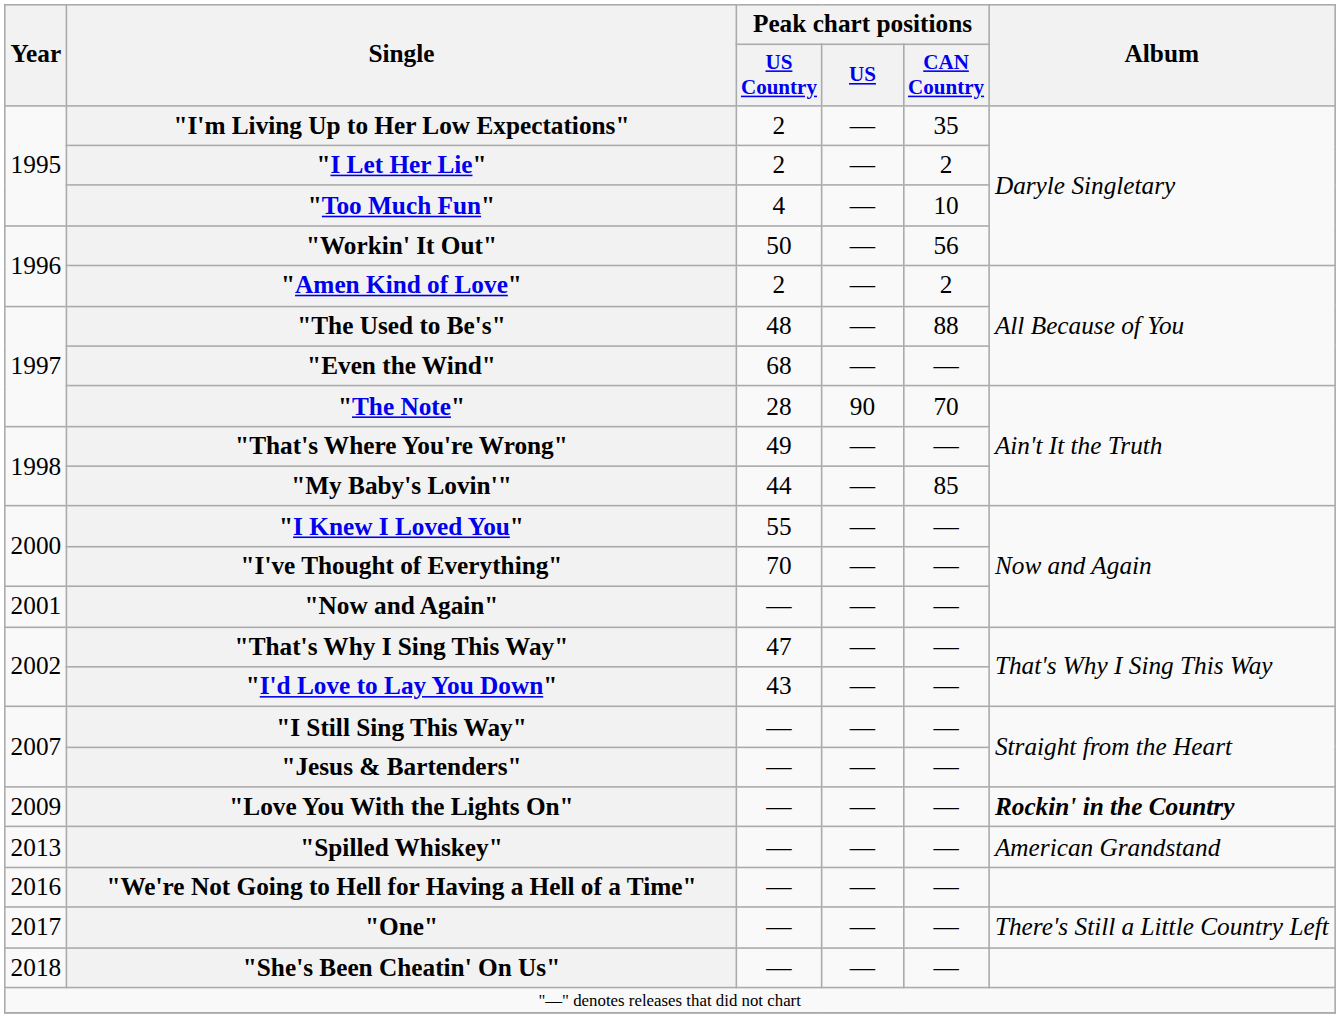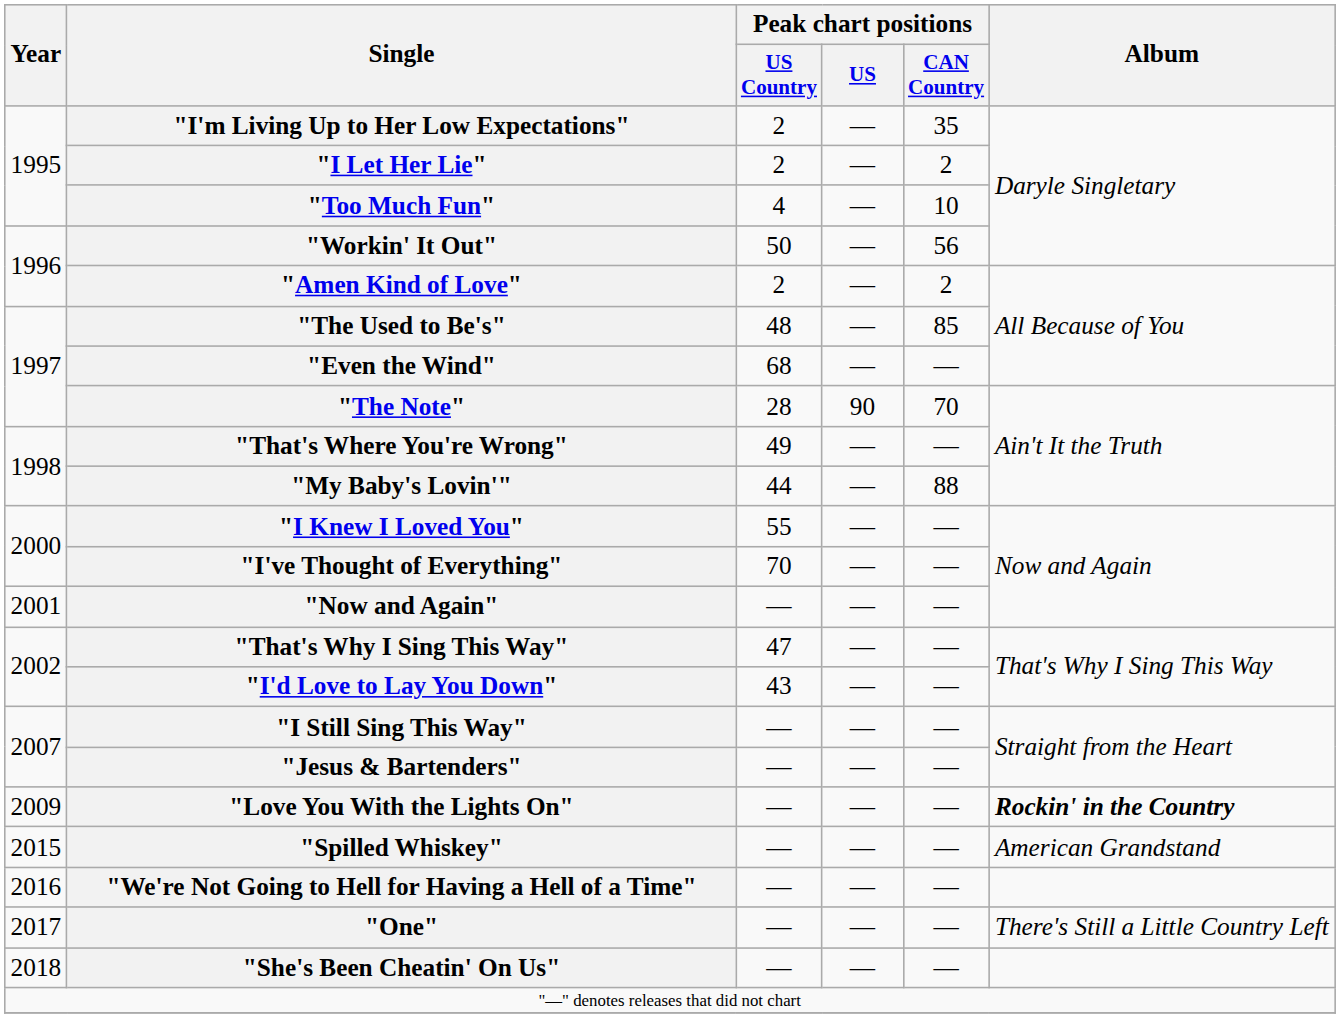(946, 325) 88 -> (946, 325) 85
(946, 486) 85 -> (946, 486) 88
(36, 846) 2013 -> (36, 846) 2015
